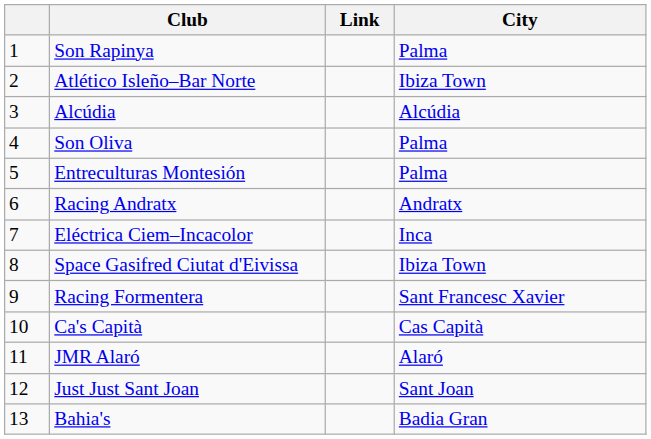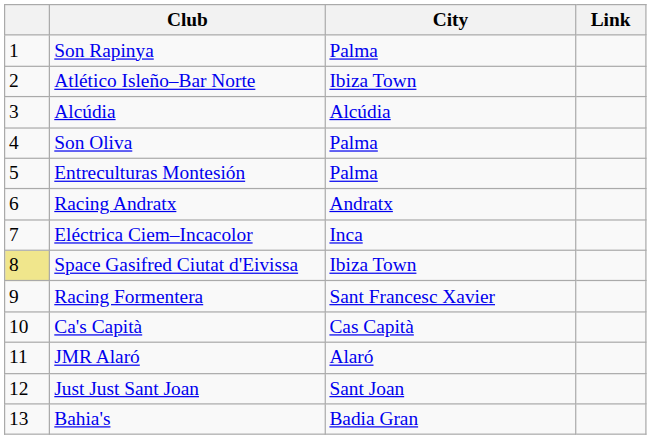columns swapped: (520, 19) <-> (360, 19)
(14, 265) no background -> (14, 265) khaki background
